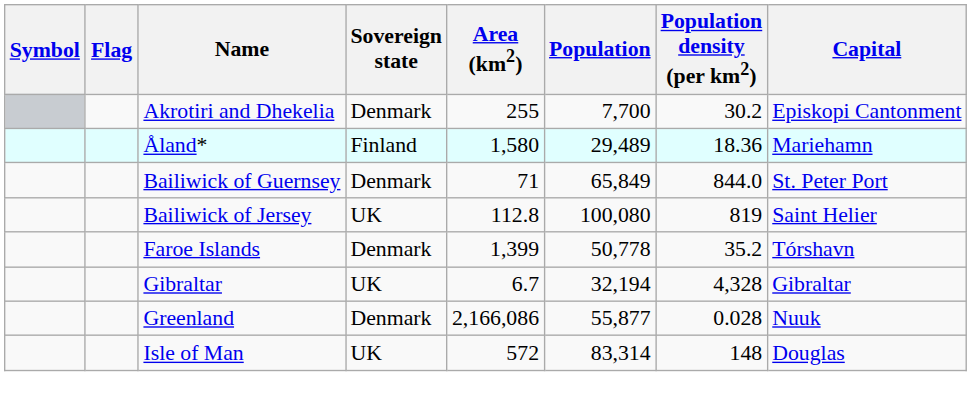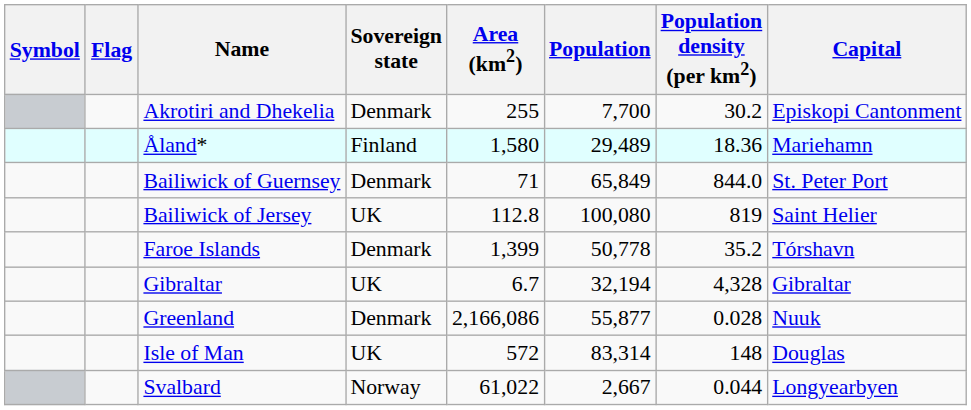+ row: (182, 387)
